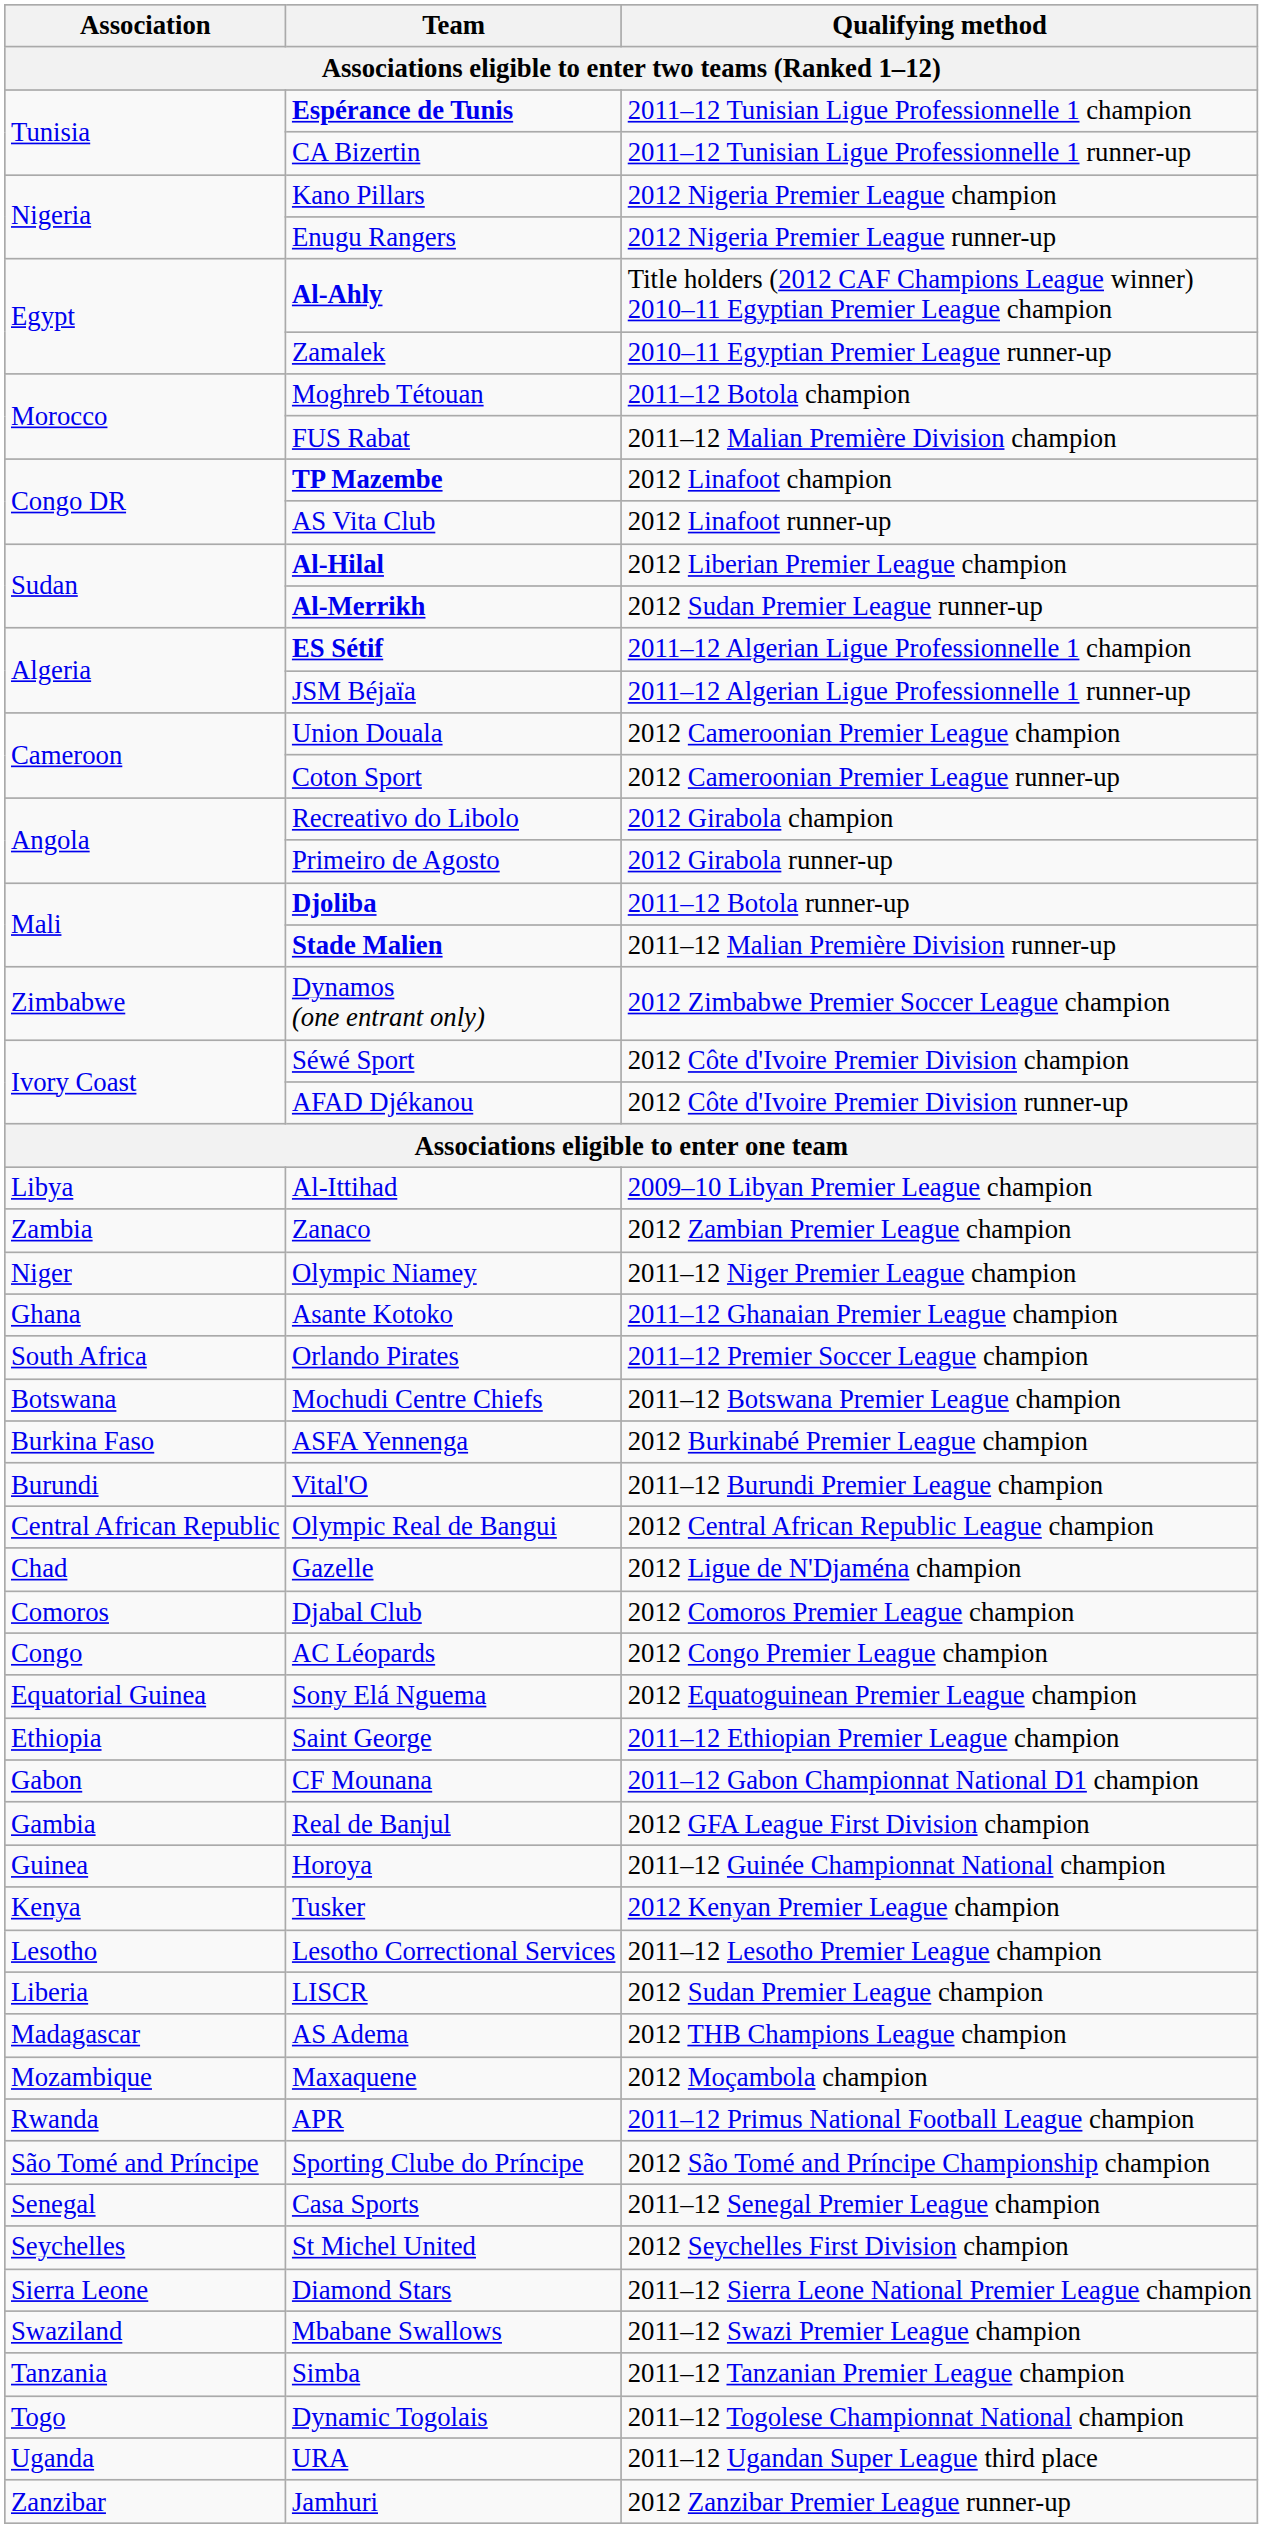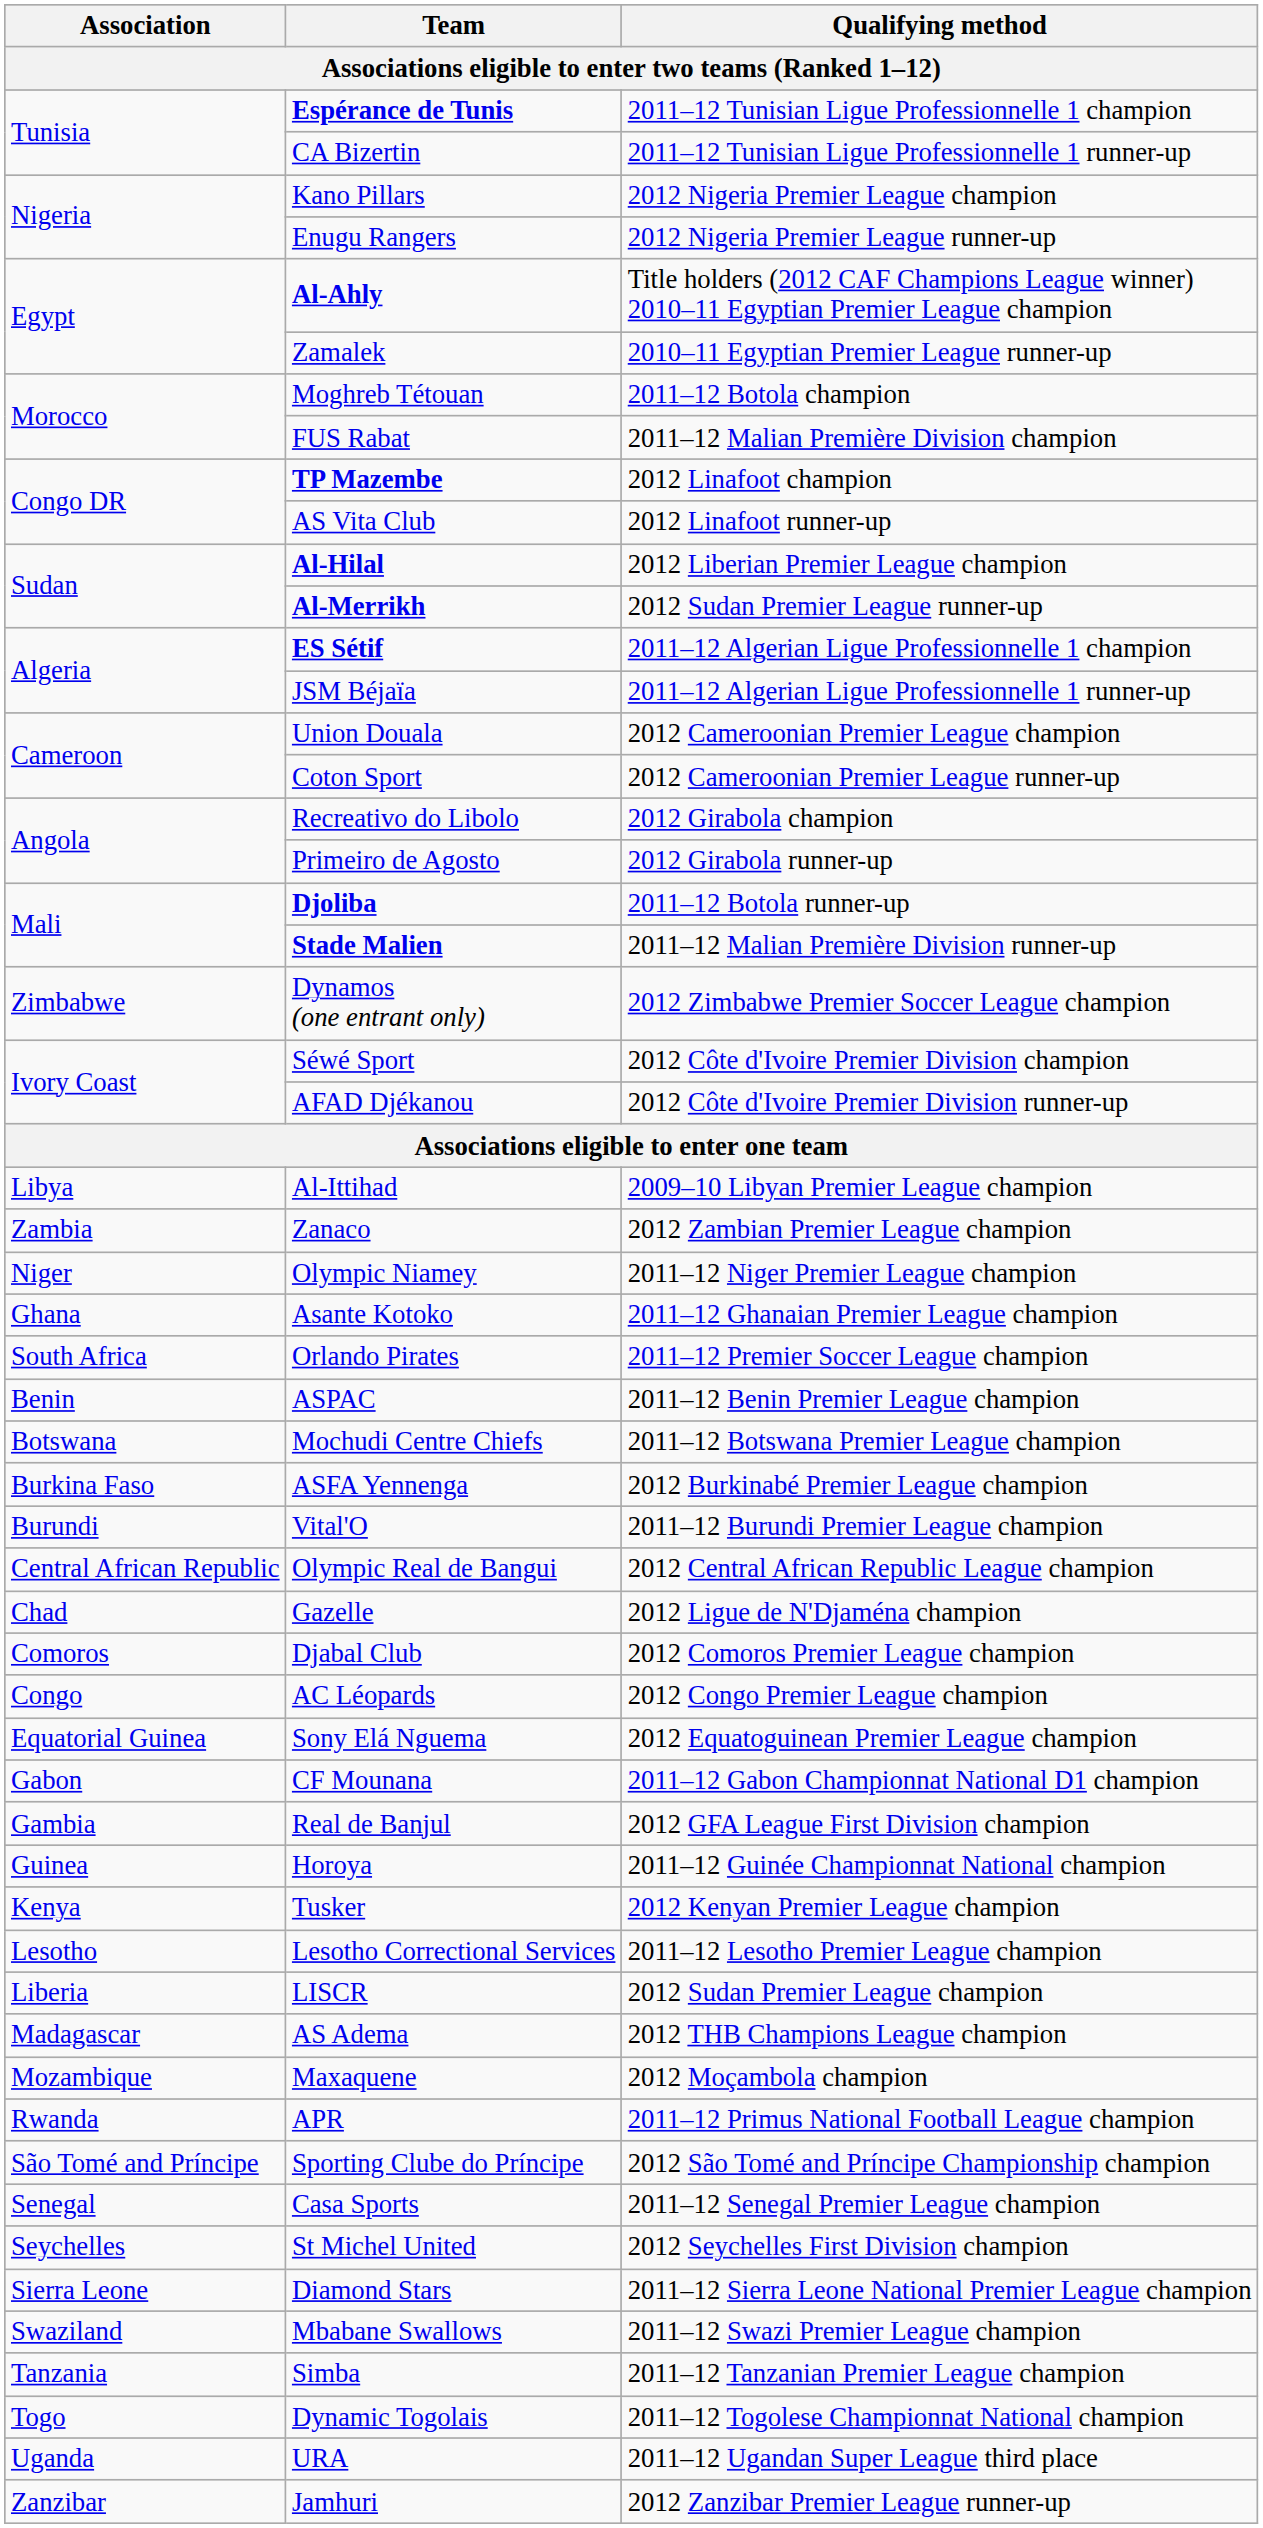+ row: (334, 1399)
- row: (362, 1738)
